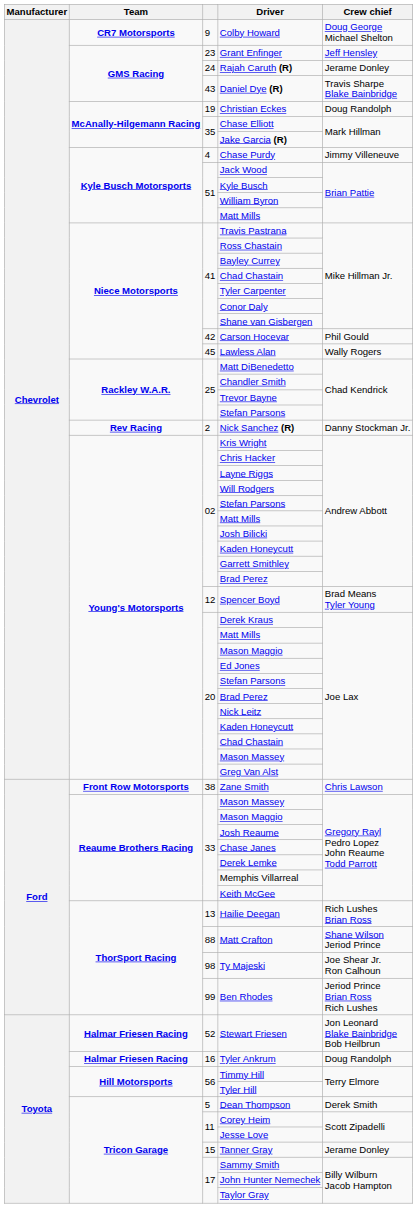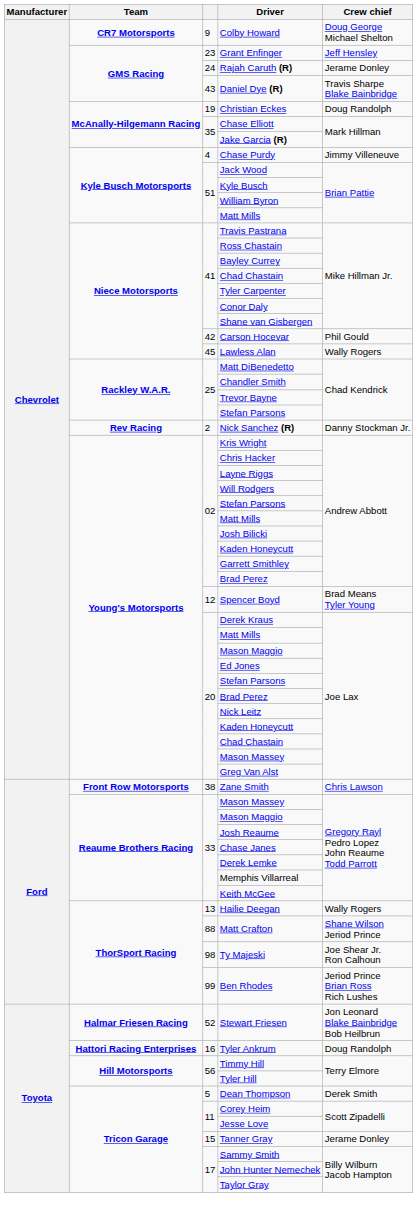(351, 914) Rich Lushes Brian Ross -> (353, 908) Wally Rogers
(136, 1059) Halmar Friesen Racing -> (136, 1048) Hattori Racing Enterprises
